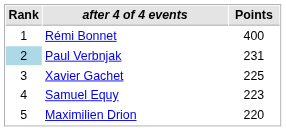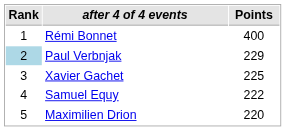(254, 56) 231 -> (254, 56) 229
(254, 95) 223 -> (254, 95) 222
